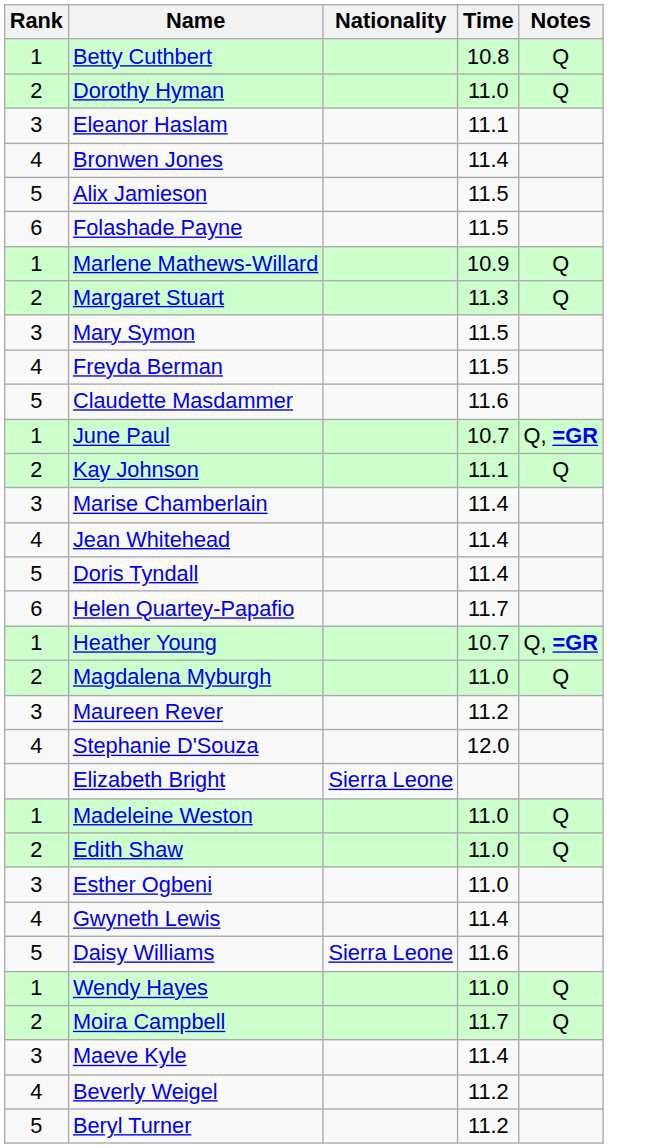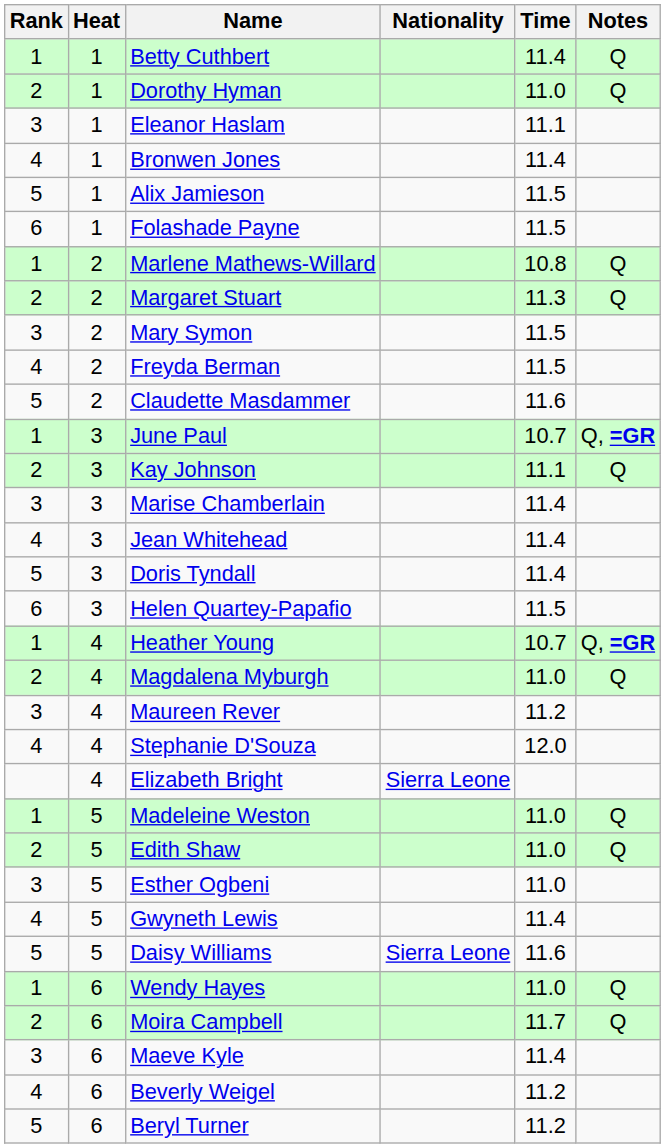+ column: (97, 21)
(488, 56) 10.8 -> (545, 56) 11.4
(488, 263) 10.9 -> (545, 263) 10.8
(488, 608) 11.7 -> (545, 608) 11.5
